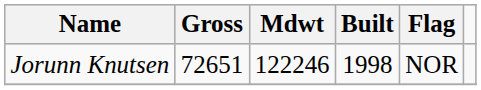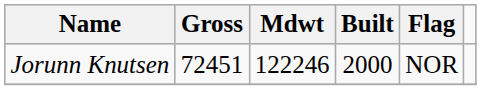(212, 63) 72651 -> (212, 63) 72451
(367, 63) 1998 -> (367, 63) 2000
